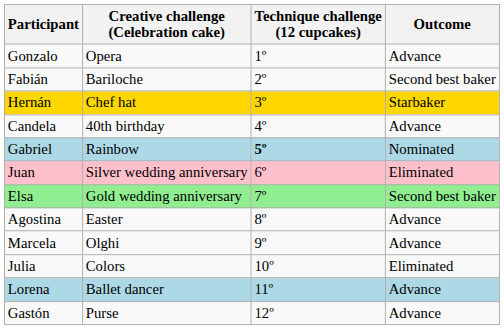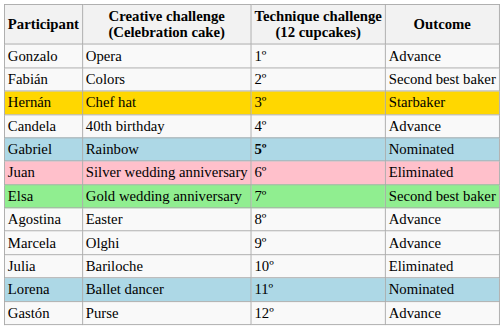(114, 79) Bariloche -> (105, 79) Colors
(105, 266) Colors -> (114, 266) Bariloche
(415, 289) Advance -> (421, 289) Nominated
